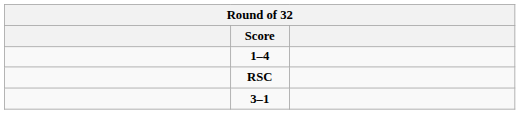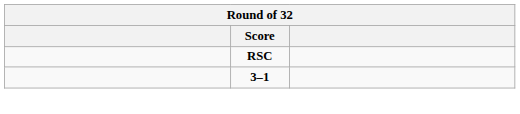- row: (260, 57)
